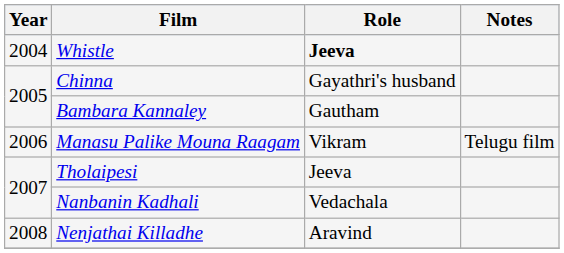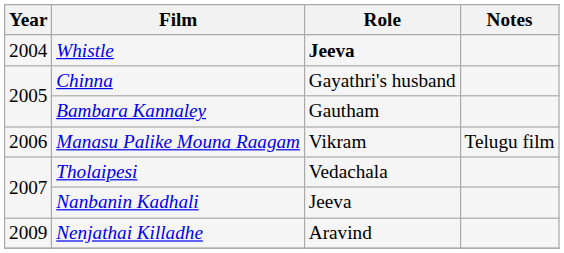(330, 171) Jeeva -> (348, 171) Vedachala
(348, 202) Vedachala -> (330, 202) Jeeva
(28, 232) 2008 -> (28, 232) 2009
